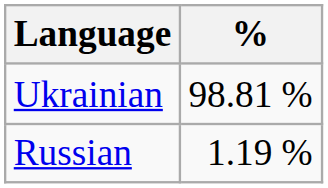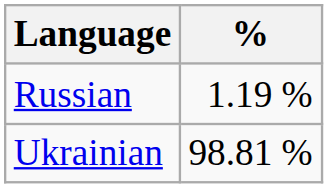rows swapped: (88, 93) <-> (73, 152)
